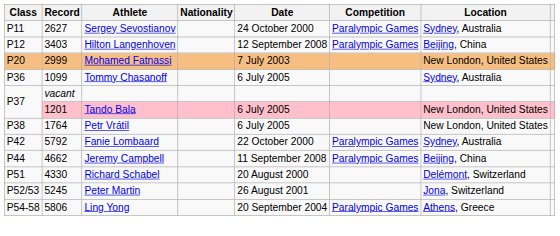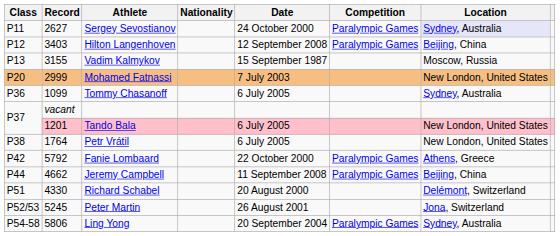(462, 28) no background -> (462, 28) lavender background
+ row: (122, 61)
(462, 142) Sydney, Australia -> (459, 158) Athens, Greece
(459, 207) Athens, Greece -> (462, 223) Sydney, Australia
